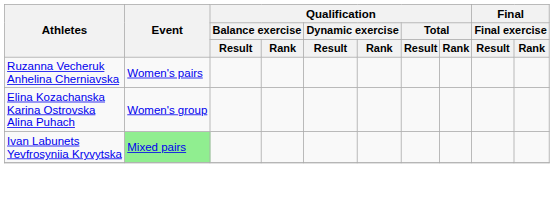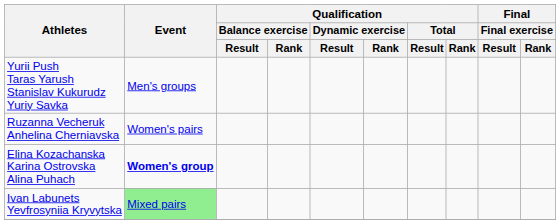+ row: (56, 86)
(167, 110) normal -> (170, 167) bold
